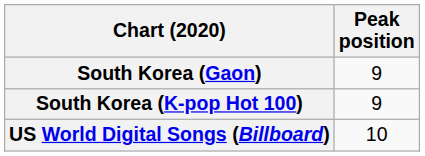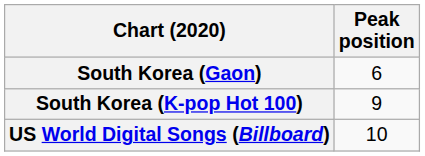(377, 72) 9 -> (377, 72) 6
